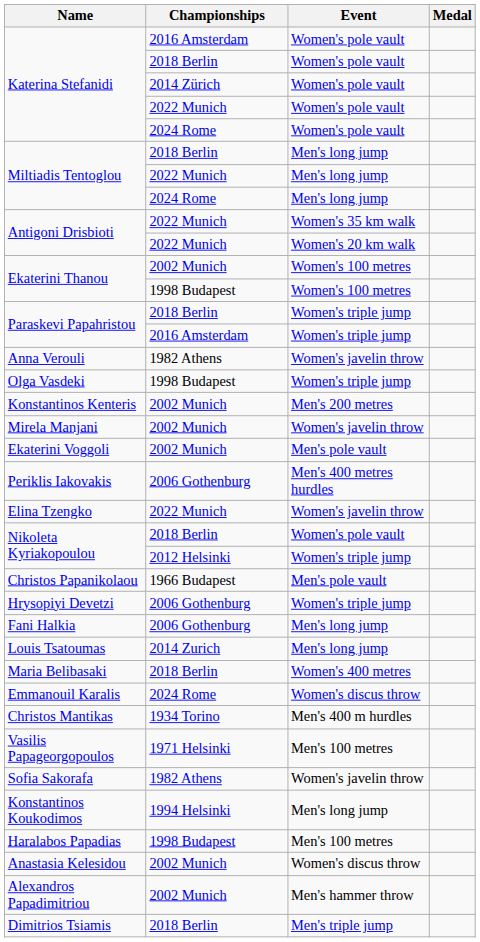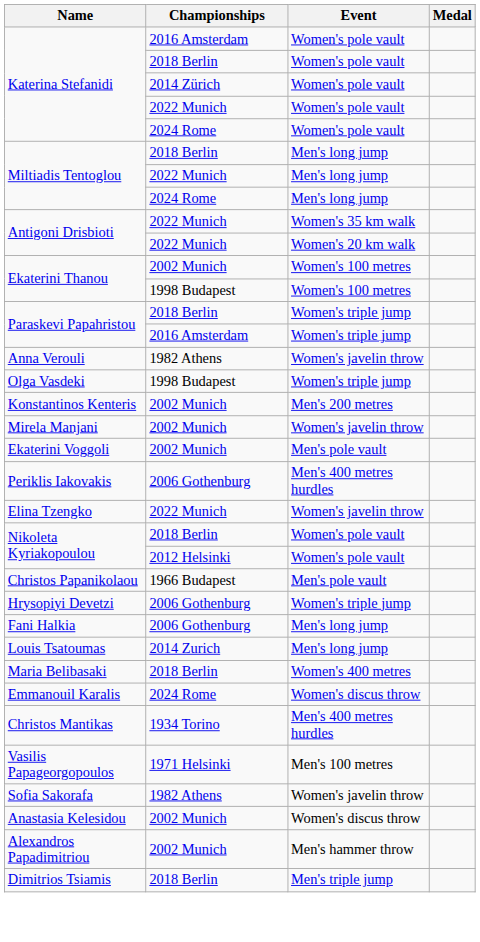(351, 557) Women's triple jump -> (348, 557) Women's pole vault
(351, 717) Men's 400 m hurdles -> (342, 725) Men's 400 metres hurdles
- row: (46, 810)
- row: (64, 840)
